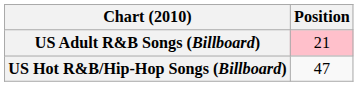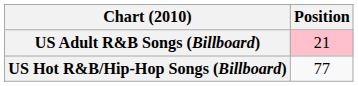(322, 68) 47 -> (322, 68) 77
